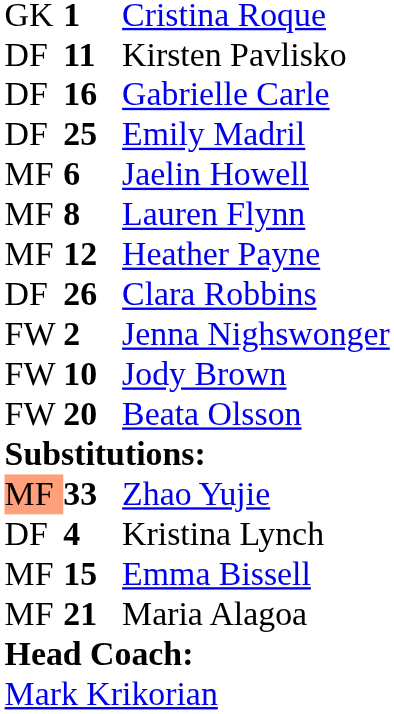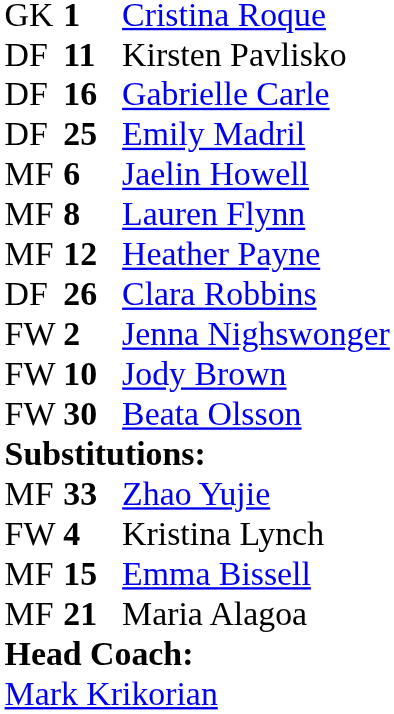(80, 413) 20 -> (80, 413) 30
(29, 493) lightsalmon background -> (29, 493) no background
(26, 533) DF -> (30, 533) FW
